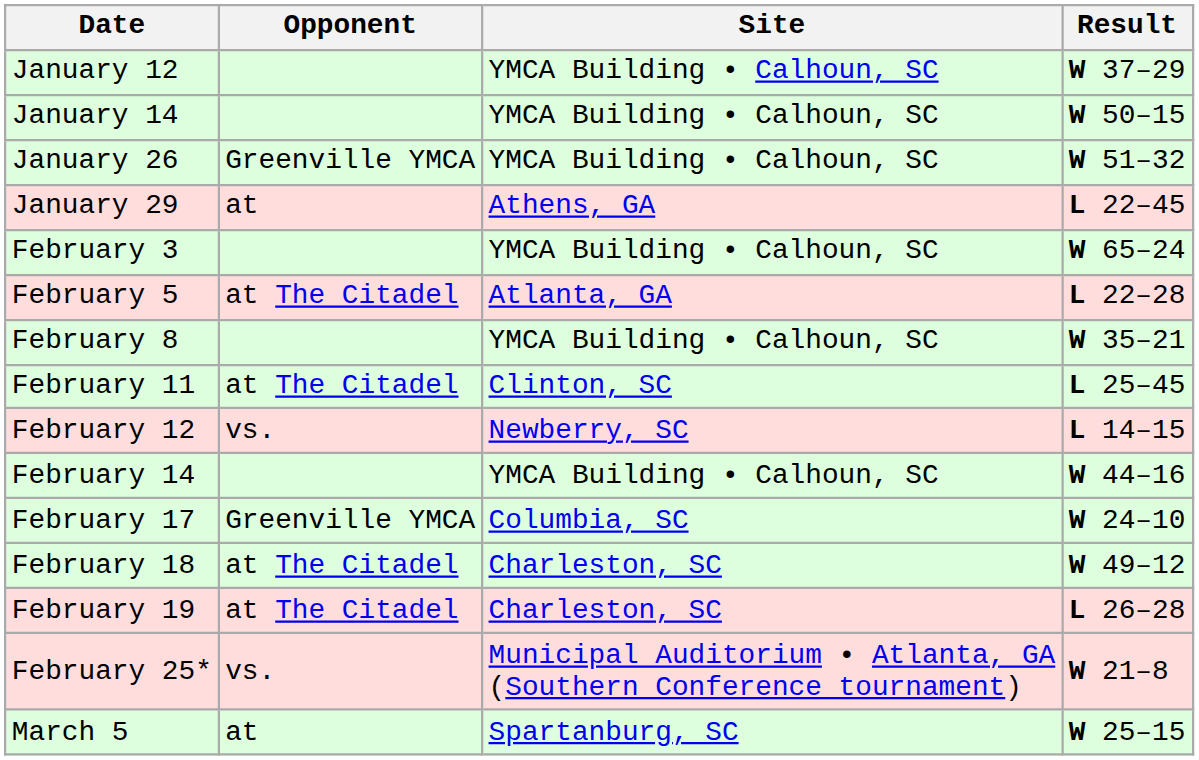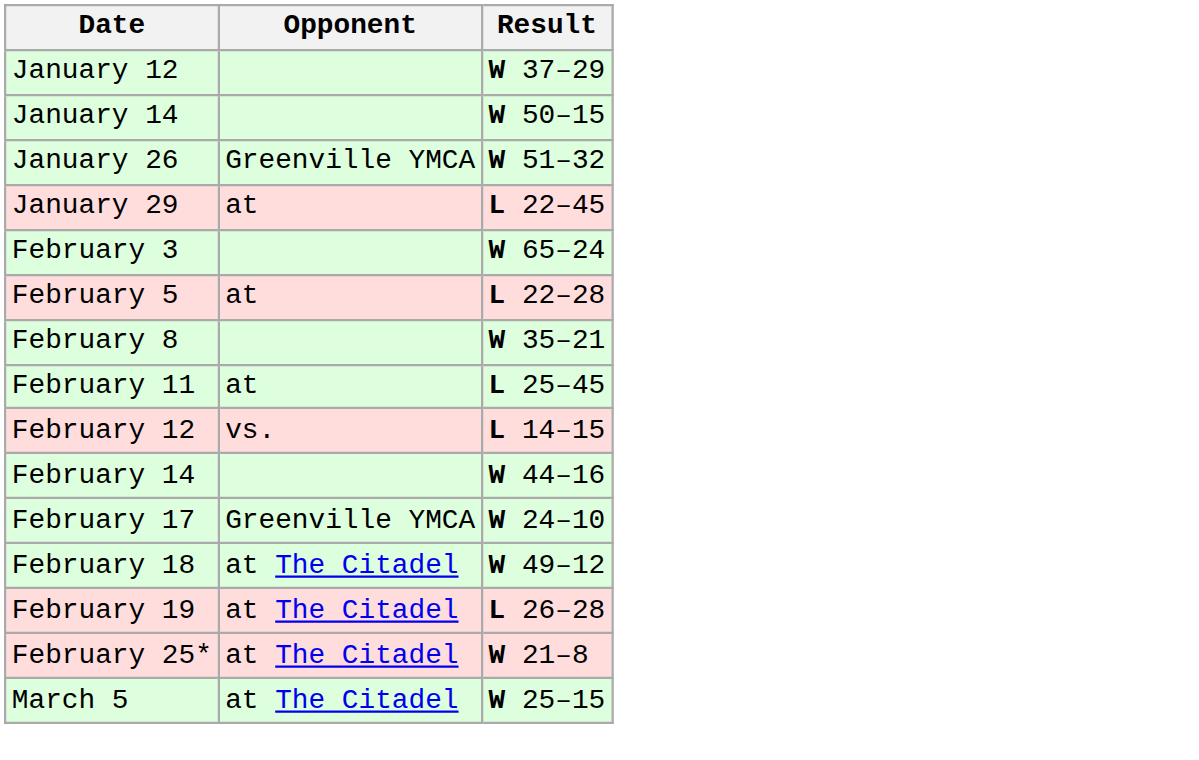- column: (772, 28)
(342, 297) at The Citadel -> (242, 297) at
(342, 387) at The Citadel -> (242, 387) at
(250, 672) vs. -> (342, 656) at The Citadel
(242, 732) at -> (342, 701) at The Citadel
